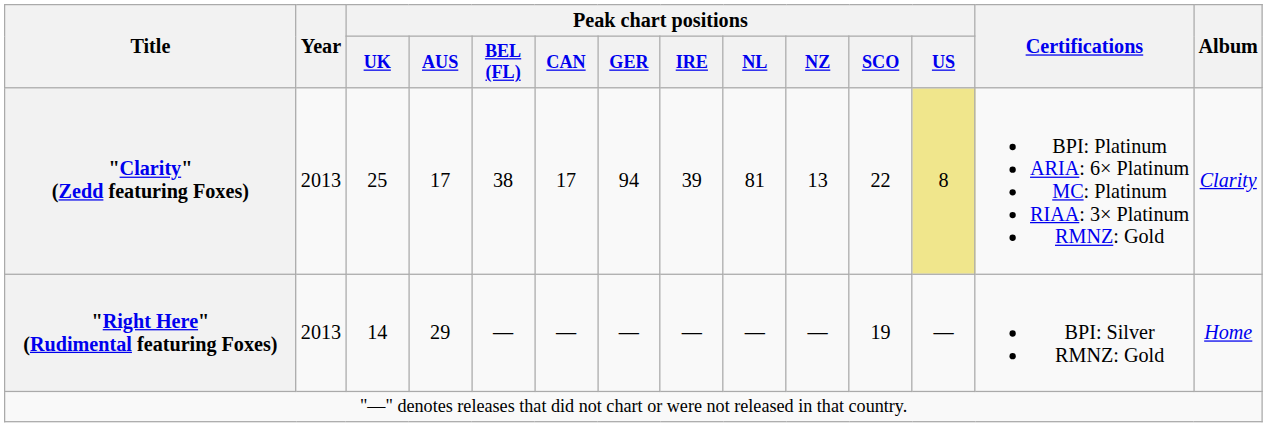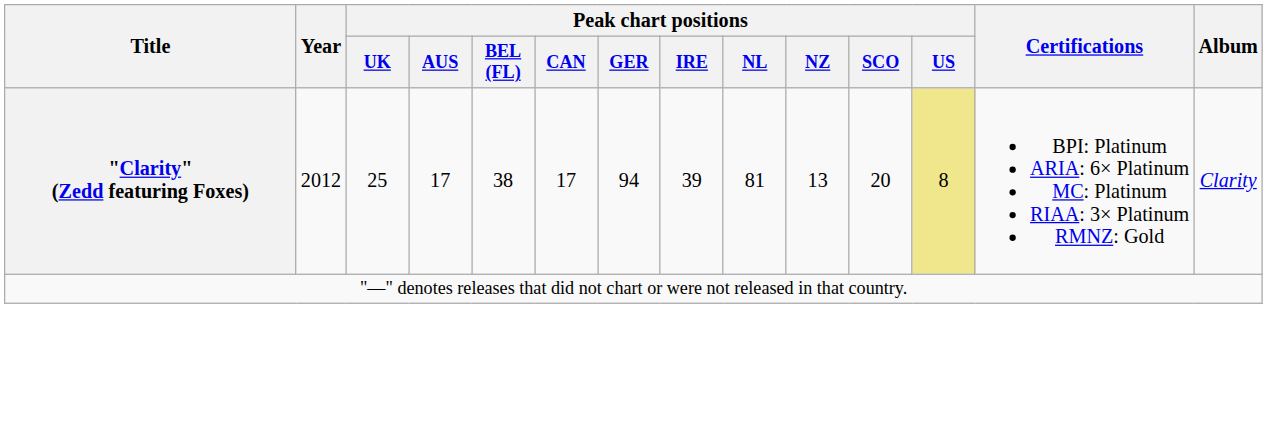(321, 180) 2013 -> (321, 180) 2012
(881, 180) 22 -> (881, 180) 20
- row: (150, 332)
